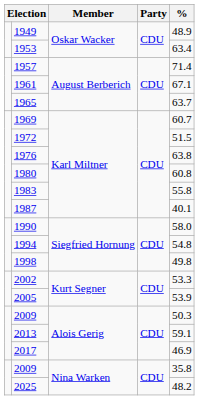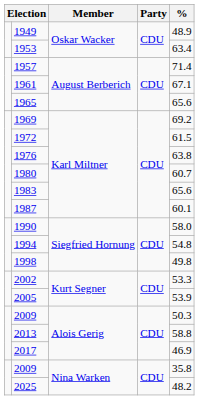(182, 102) 63.7 -> (182, 102) 65.6
(182, 119) 60.7 -> (182, 119) 69.2
(182, 137) 51.5 -> (182, 137) 61.5
(182, 173) 60.8 -> (182, 173) 60.7
(182, 191) 55.8 -> (182, 191) 65.6
(182, 208) 40.1 -> (182, 208) 60.1
(182, 333) 59.1 -> (182, 333) 58.8
